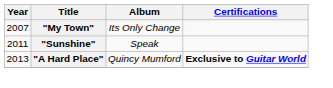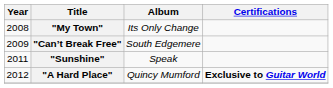(18, 28) 2007 -> (18, 28) 2008
+ row: (77, 43)
(18, 59) 2013 -> (18, 75) 2012
